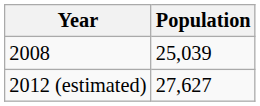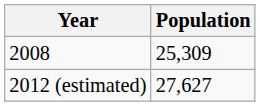(184, 52) 25,039 -> (184, 52) 25,309
